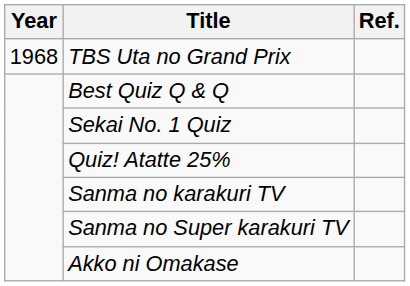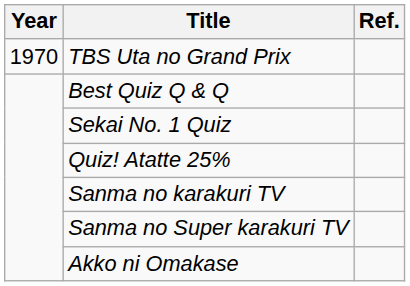(34, 56) 1968 -> (34, 56) 1970
